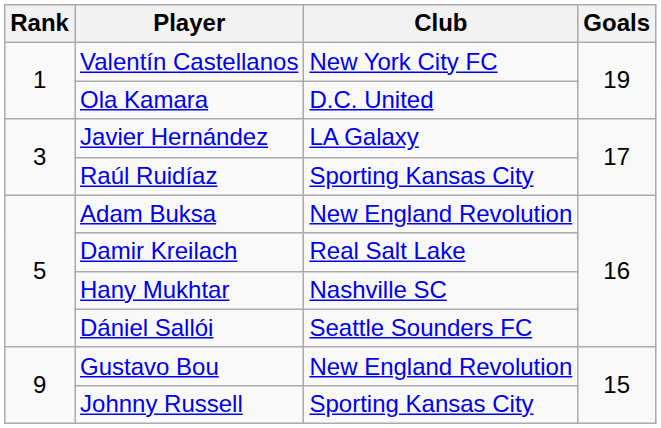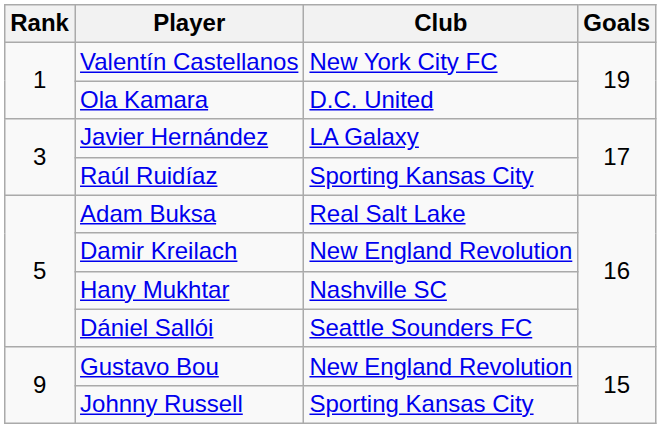(441, 213) New England Revolution -> (388, 213) Real Salt Lake
(388, 251) Real Salt Lake -> (441, 251) New England Revolution
